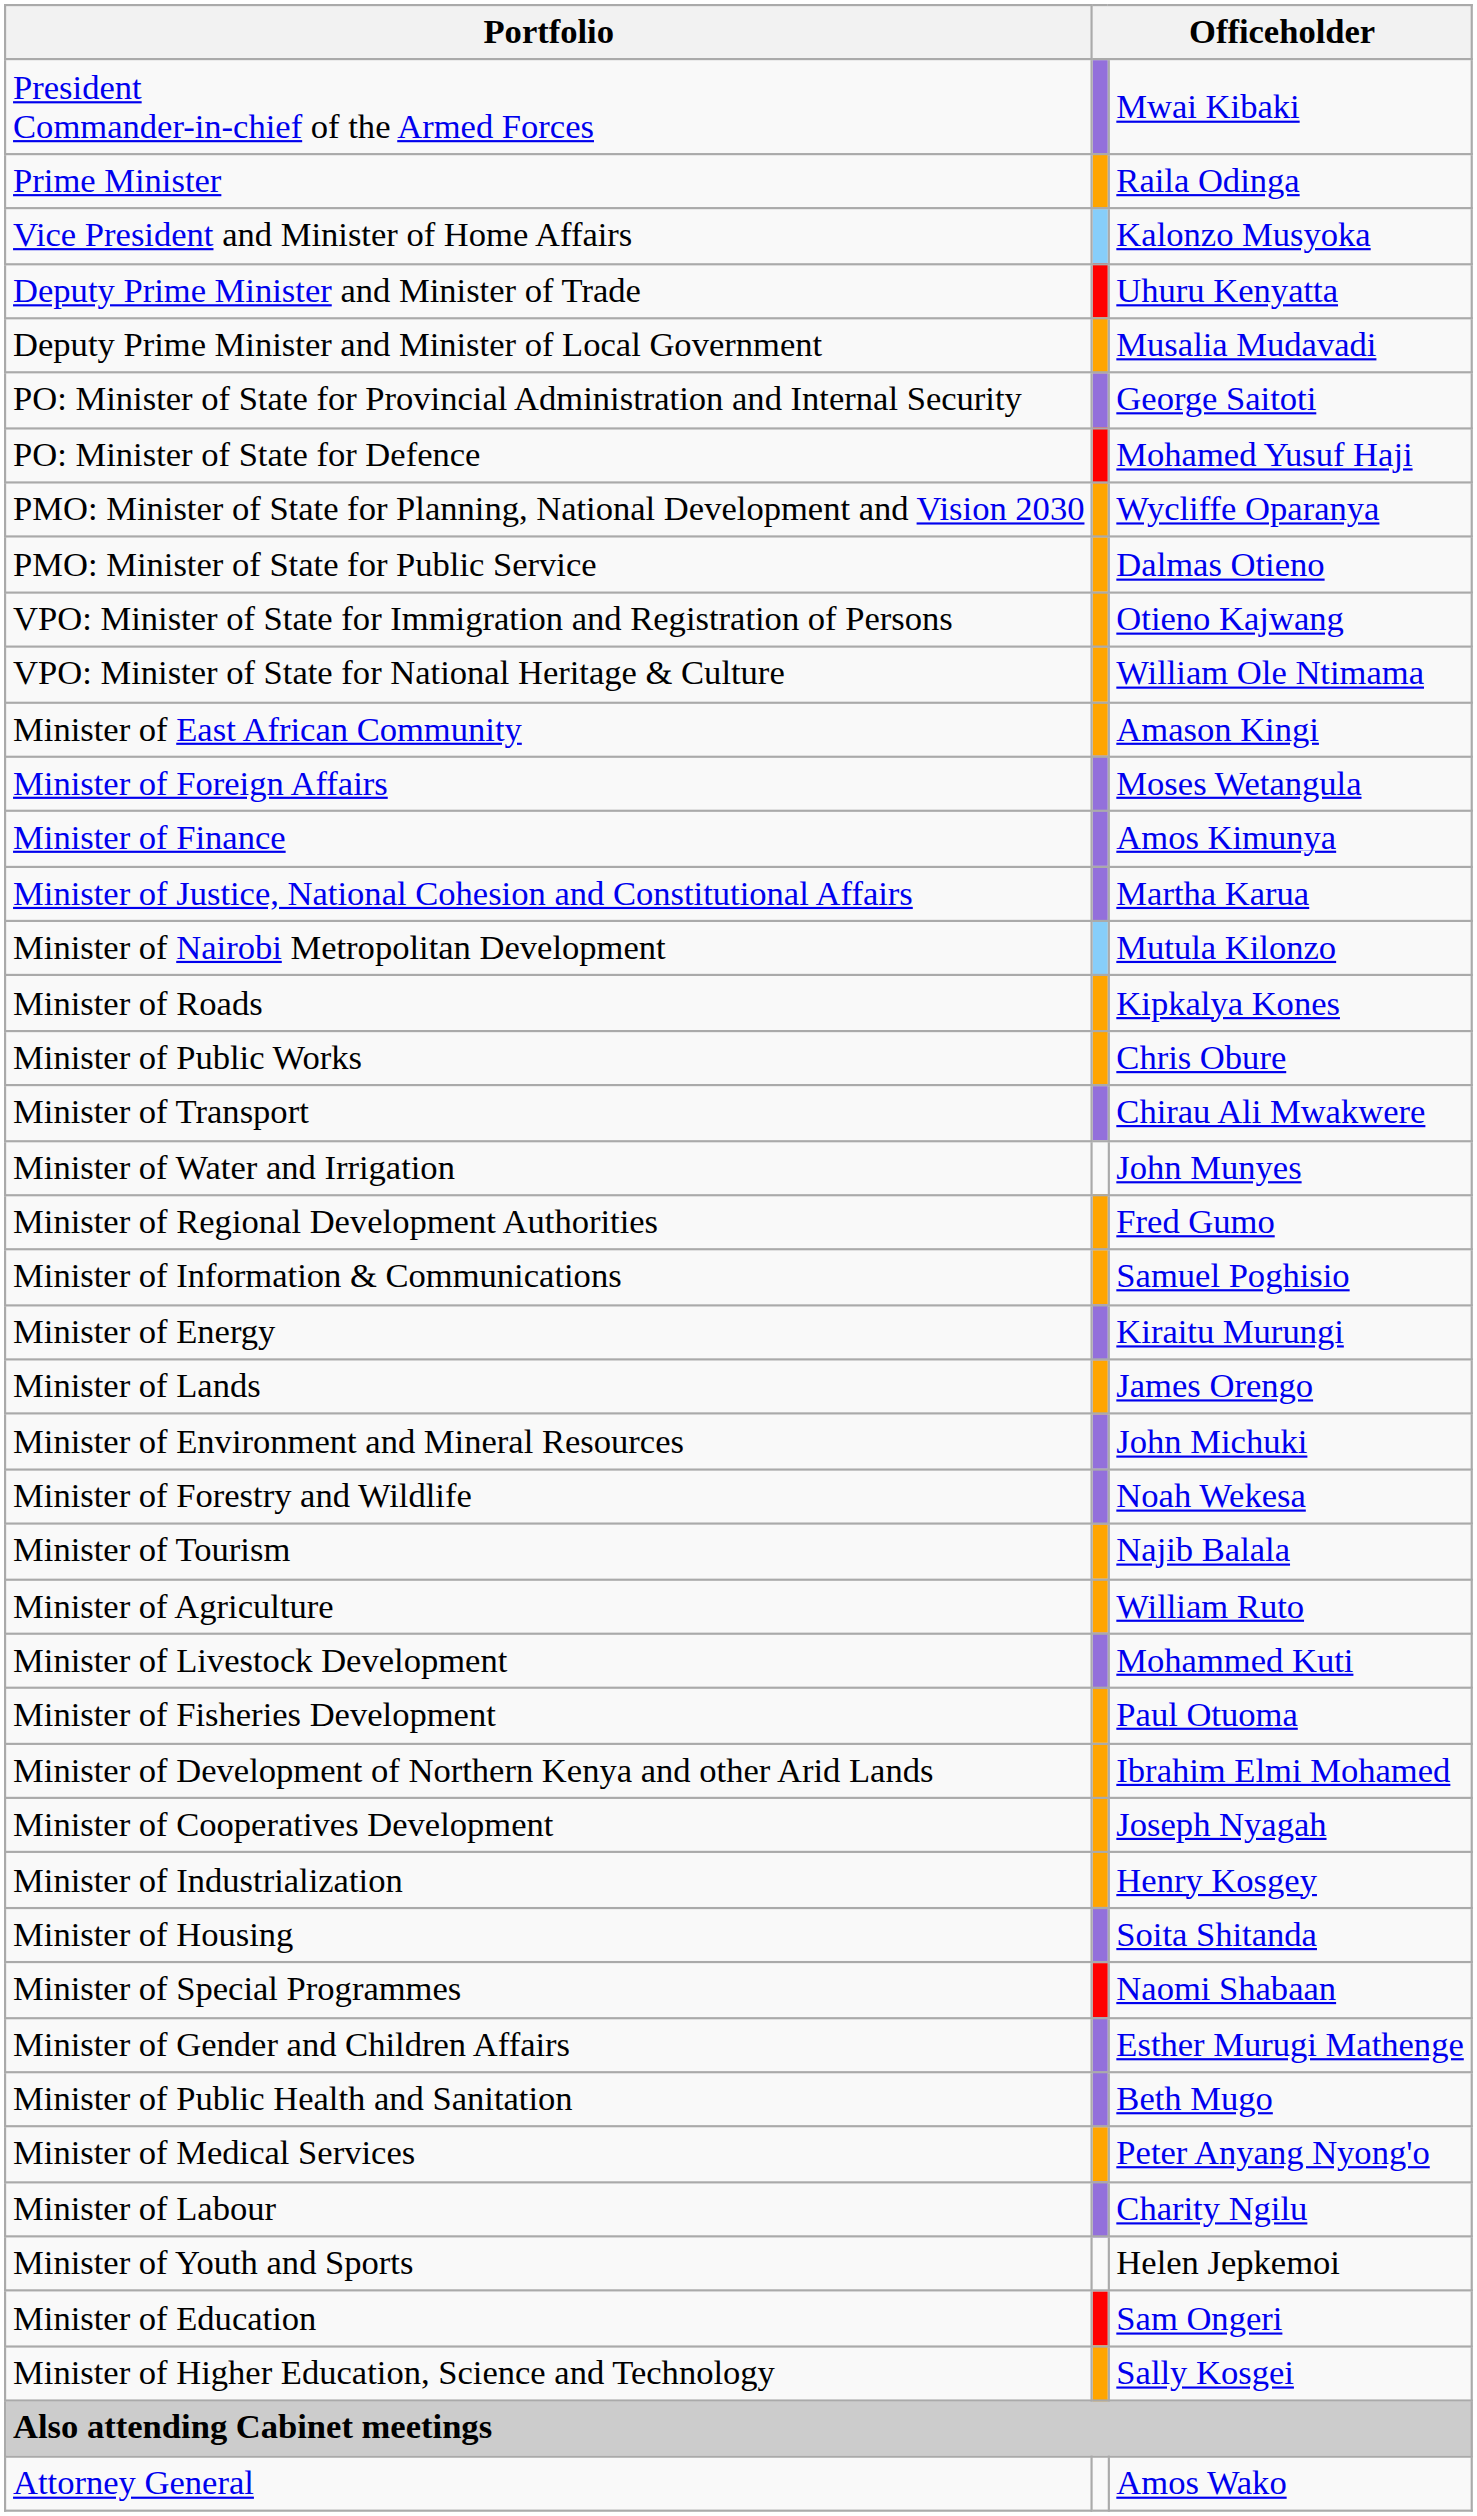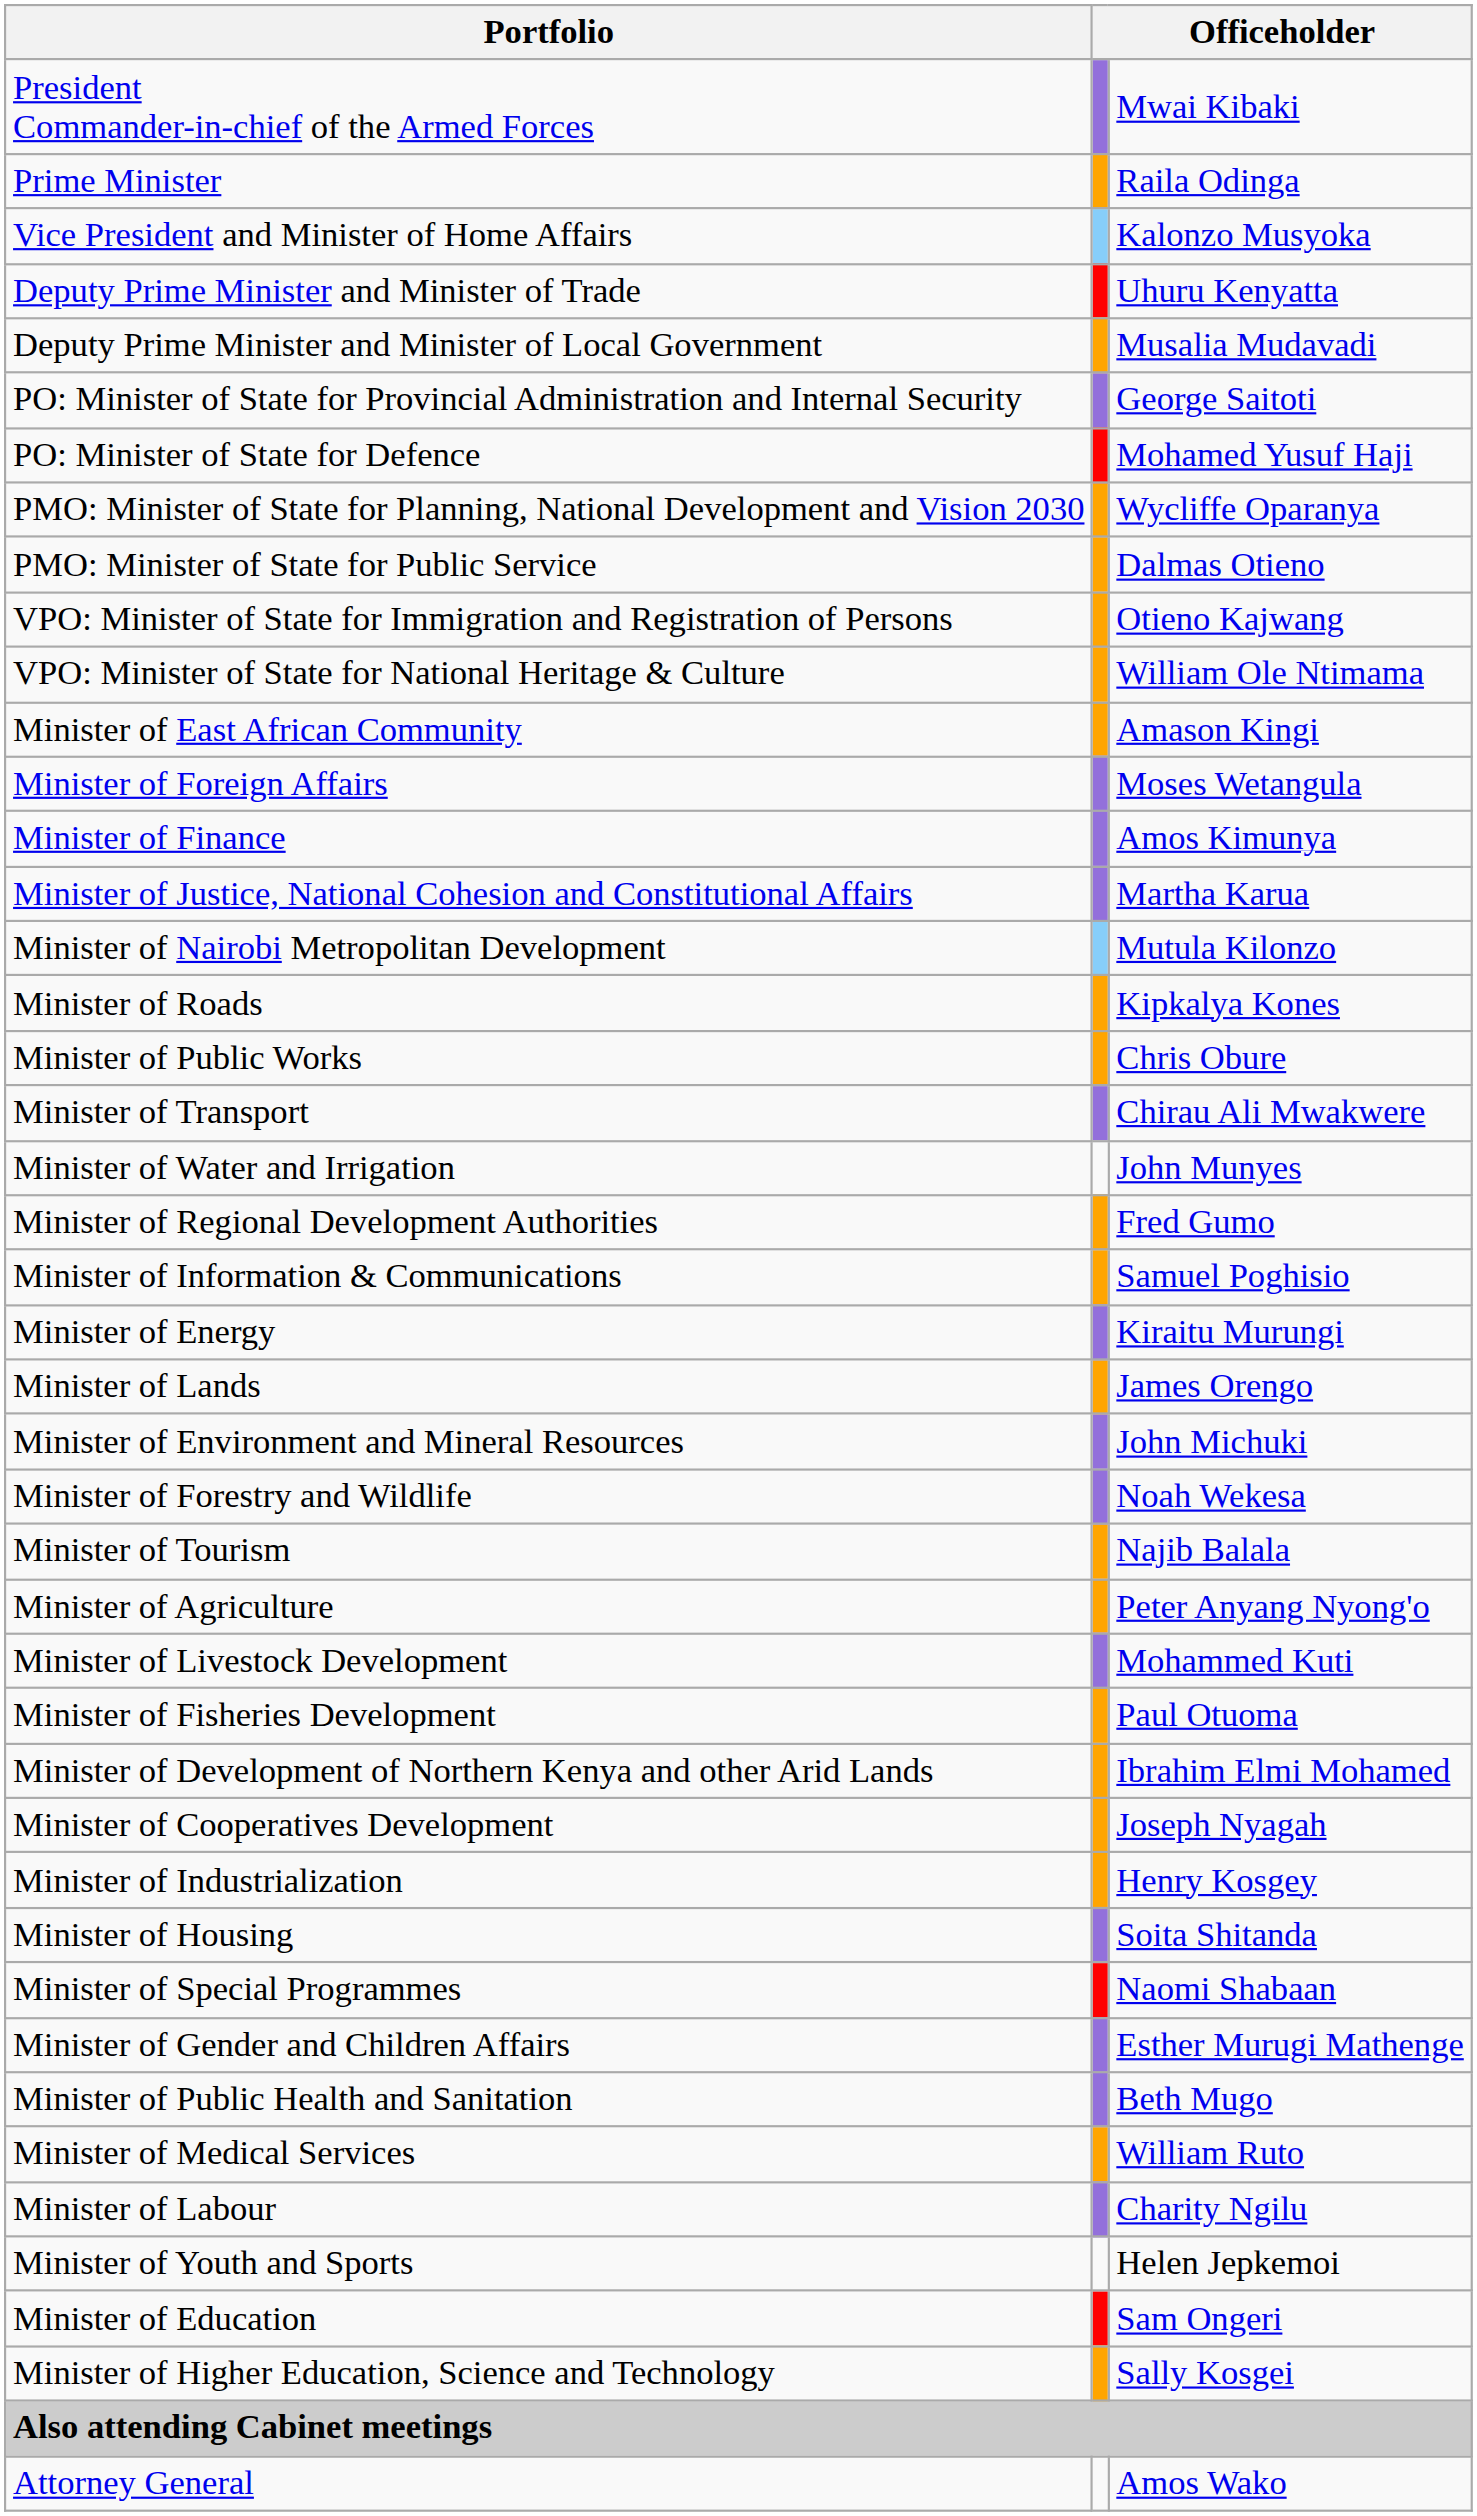(1210, 1605) William Ruto -> (1273, 1605) Peter Anyang Nyong'o
(1273, 2153) Peter Anyang Nyong'o -> (1210, 2153) William Ruto
